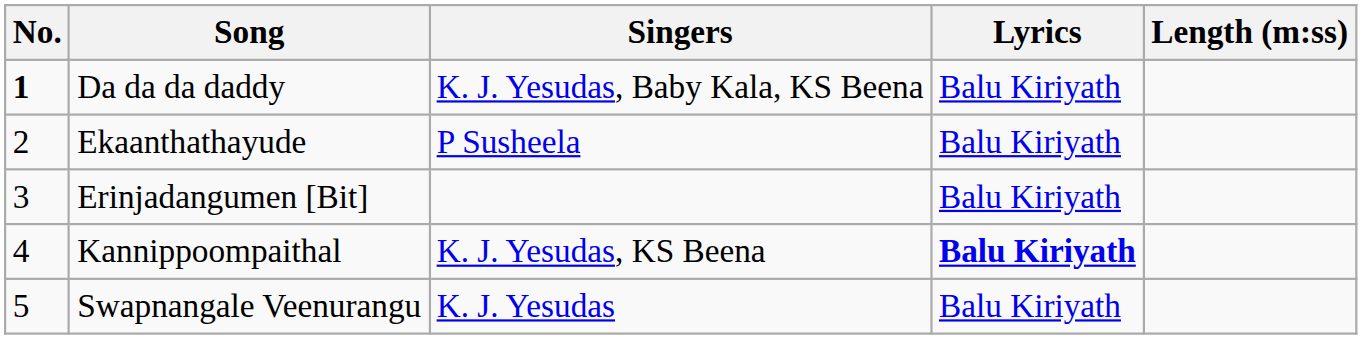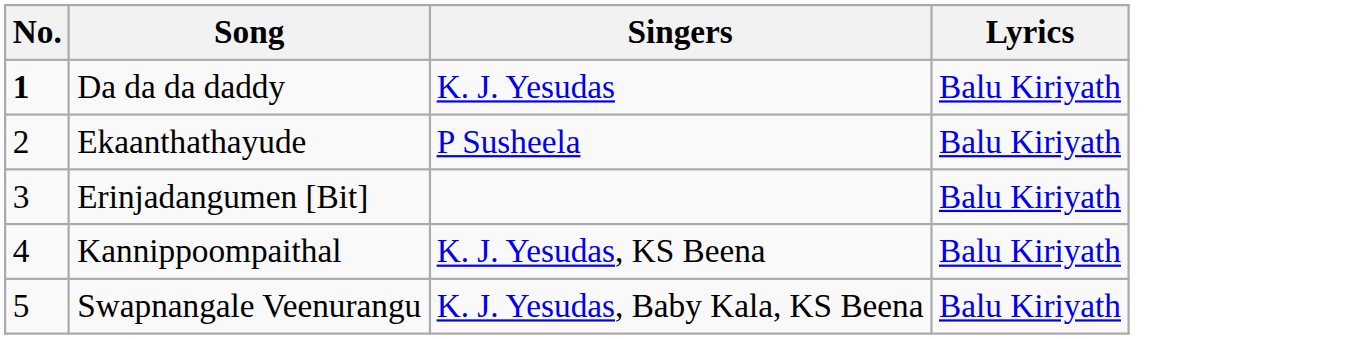- column: (1250, 32)
(680, 87) K. J. Yesudas, Baby Kala, KS Beena -> (526, 87) K. J. Yesudas
(1037, 251) bold -> (1030, 251) normal
(526, 306) K. J. Yesudas -> (680, 306) K. J. Yesudas, Baby Kala, KS Beena
